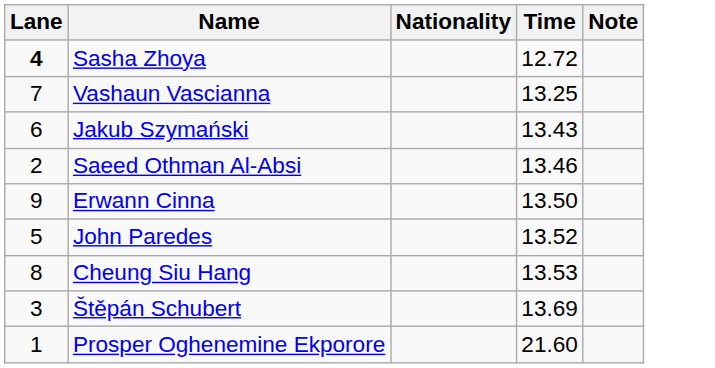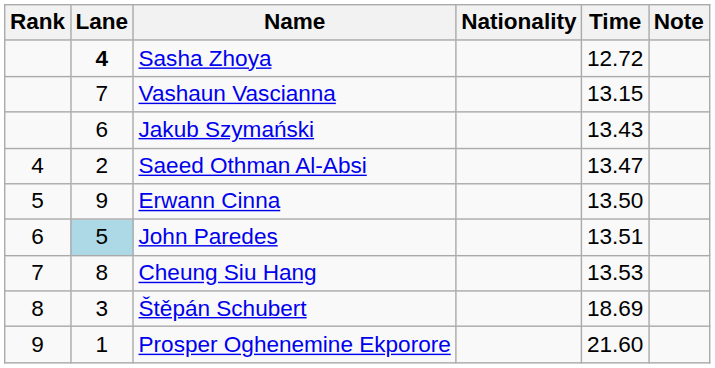+ column: (37, 22)
(550, 93) 13.25 -> (615, 93) 13.15
(550, 165) 13.46 -> (615, 165) 13.47
(36, 237) no background -> (102, 237) lightblue background
(550, 237) 13.52 -> (615, 237) 13.51
(550, 308) 13.69 -> (615, 308) 18.69
